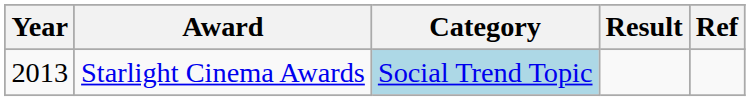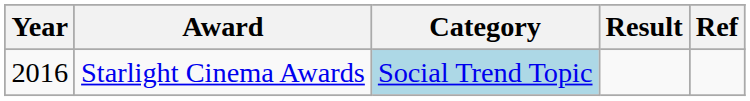(40, 71) 2013 -> (40, 71) 2016
